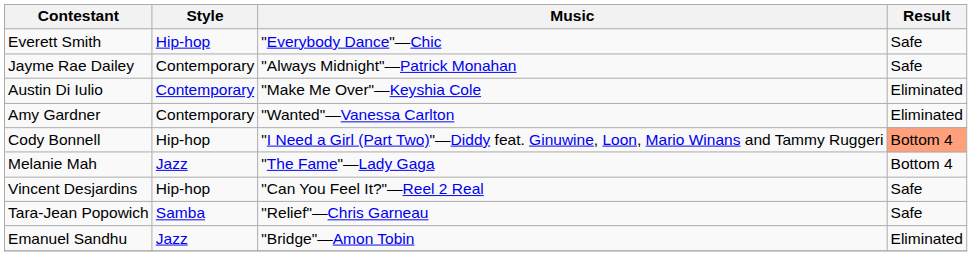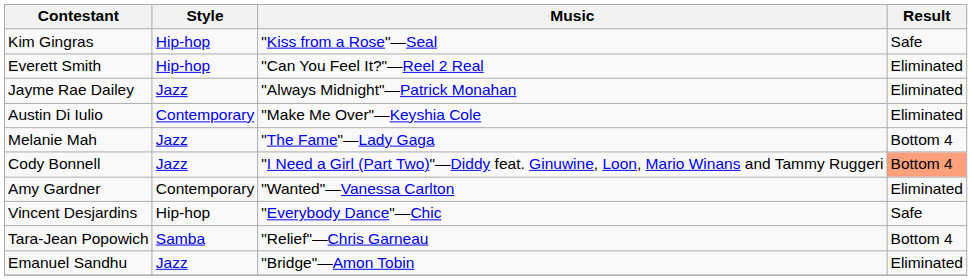+ row: (51, 41)
(351, 41) "Everybody Dance"—Chic -> (373, 66) "Can You Feel It?"—Reel 2 Real
(907, 41) Safe -> (927, 66) Eliminated
(205, 66) Contemporary -> (172, 90) Jazz
(907, 66) Safe -> (927, 90) Eliminated
rows swapped: (54, 115) <-> (52, 164)
(183, 139) Hip-hop -> (172, 164) Jazz
(373, 189) "Can You Feel It?"—Reel 2 Real -> (351, 213) "Everybody Dance"—Chic
(907, 213) Safe -> (922, 238) Bottom 4
